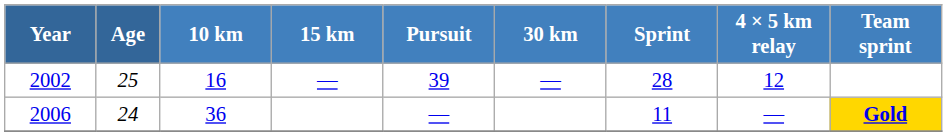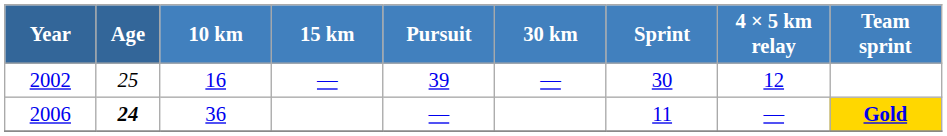(662, 80) 28 -> (662, 80) 30
(128, 114) normal -> (128, 114) bold
